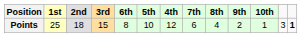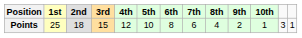columns swapped: (171, 11) <-> (126, 11)
(292, 25) bold -> (292, 25) normal
